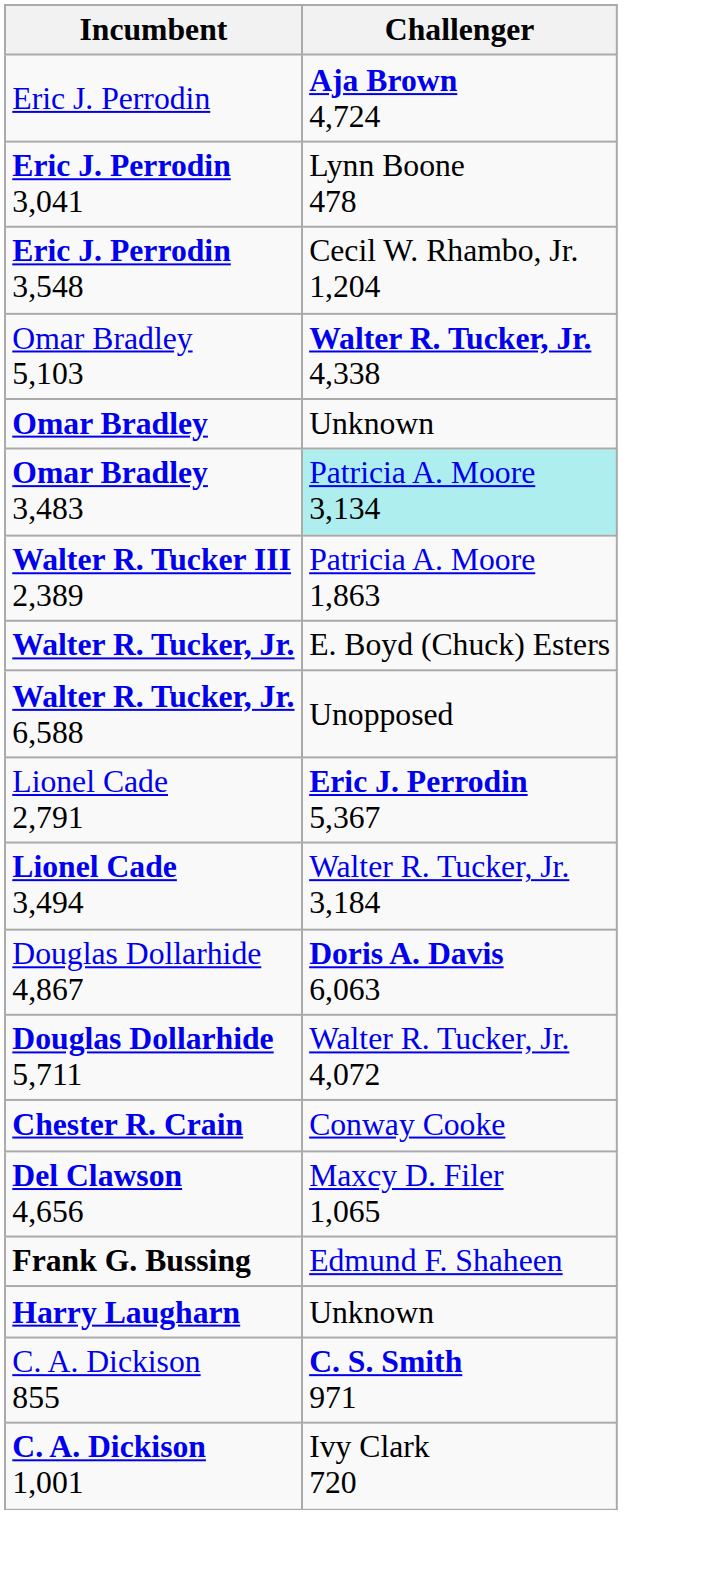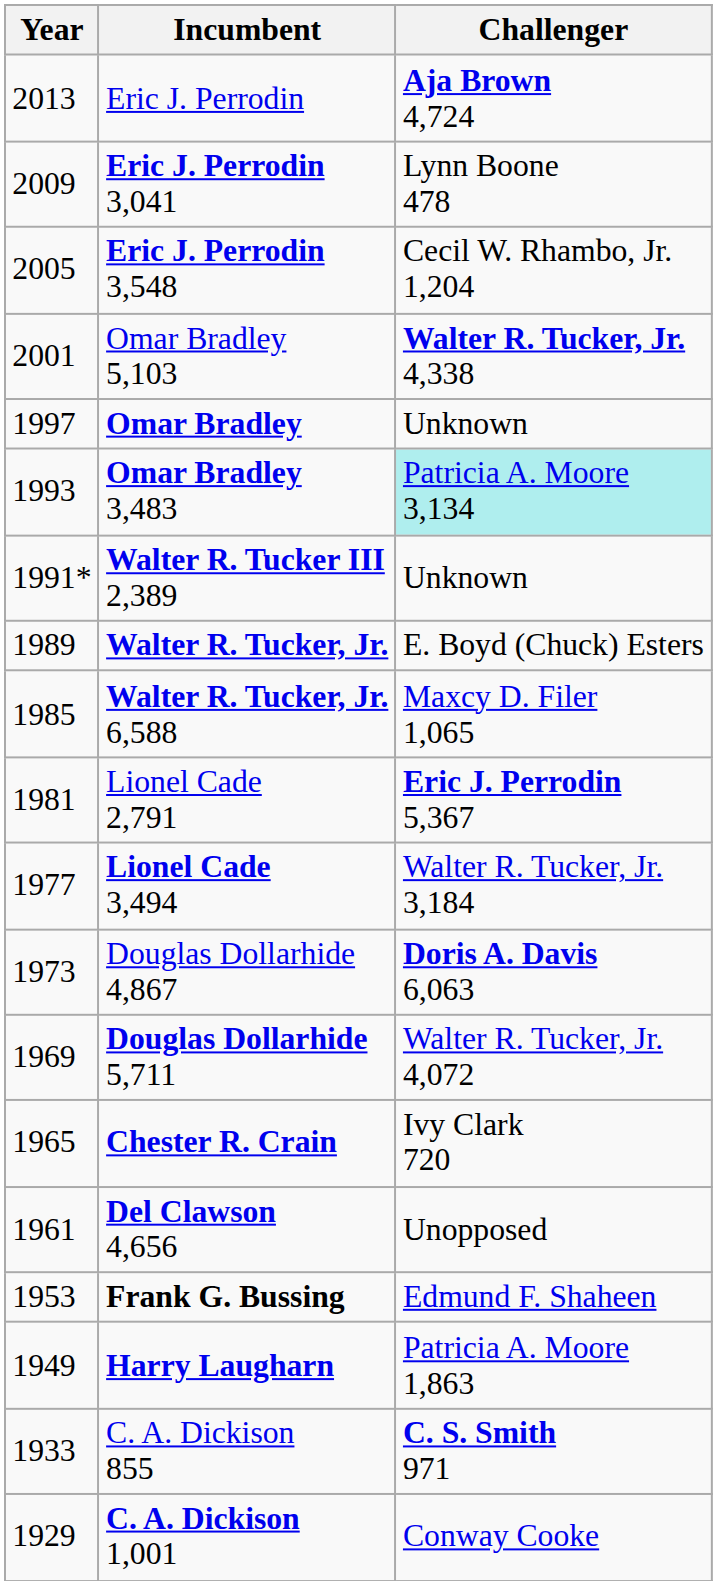+ column: (52, 29)
(422, 577) Patricia A. Moore 1,863 -> (465, 577) Unknown
(381, 713) Unopposed -> (500, 713) Maxcy D. Filer 1,065
(407, 1125) Conway Cooke -> (463, 1142) Ivy Clark 720
(406, 1193) Maxcy D. Filer 1,065 -> (475, 1228) Unopposed
(372, 1311) Unknown -> (516, 1364) Patricia A. Moore 1,863
(369, 1465) Ivy Clark 720 -> (501, 1536) Conway Cooke
